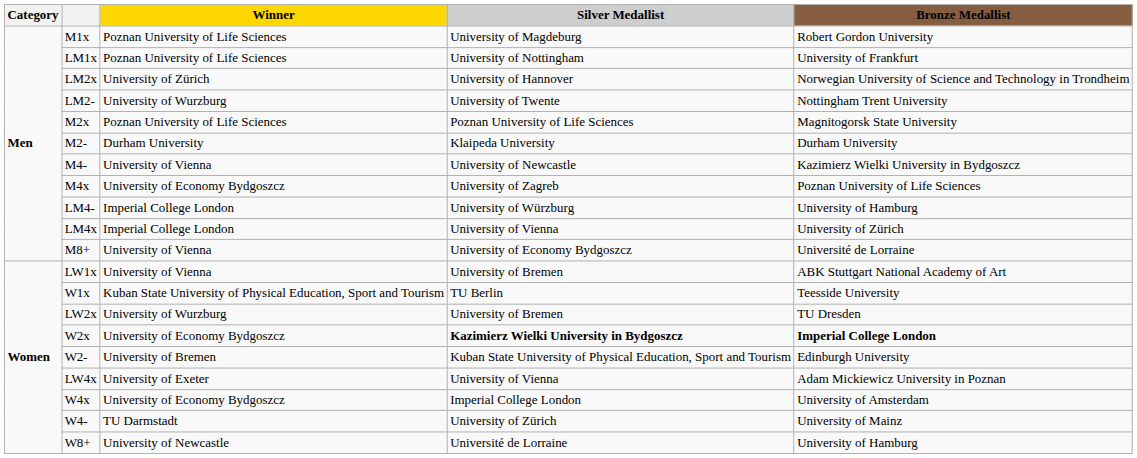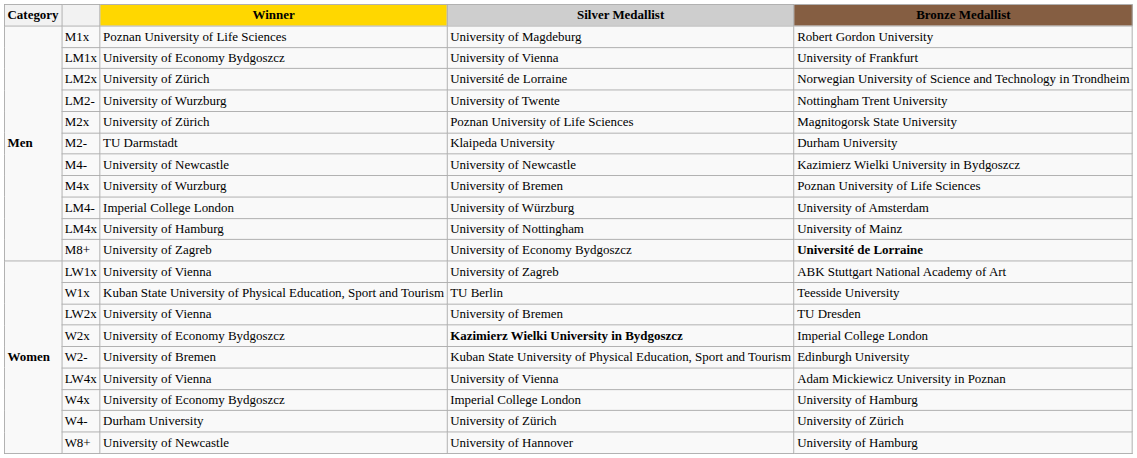(195, 58) Poznan University of Life Sciences -> (194, 58) University of Economy Bydgoszcz
(517, 58) University of Nottingham -> (504, 58) University of Vienna
(512, 79) University of Hannover -> (509, 79) Université de Lorraine
(195, 122) Poznan University of Life Sciences -> (156, 122) University of Zürich
(153, 143) Durham University -> (140, 143) TU Darmstadt
(157, 165) University of Vienna -> (166, 165) University of Newcastle
(194, 186) University of Economy Bydgoszcz -> (165, 186) University of Wurzburg
(504, 186) University of Zagreb -> (507, 186) University of Bremen
(857, 207) University of Hamburg -> (863, 207) University of Amsterdam
(169, 229) Imperial College London -> (163, 229) University of Hamburg
(504, 229) University of Vienna -> (517, 229) University of Nottingham
(850, 229) University of Zürich -> (850, 229) University of Mainz
(157, 250) University of Vienna -> (157, 250) University of Zagreb
(856, 250) normal -> (860, 250) bold
(507, 272) University of Bremen -> (504, 272) University of Zagreb
(165, 314) University of Wurzburg -> (157, 314) University of Vienna
(867, 336) bold -> (863, 336) normal
(156, 378) University of Exeter -> (157, 378) University of Vienna
(863, 400) University of Amsterdam -> (857, 400) University of Hamburg
(140, 421) TU Darmstadt -> (153, 421) Durham University
(850, 421) University of Mainz -> (850, 421) University of Zürich
(509, 443) Université de Lorraine -> (512, 443) University of Hannover
